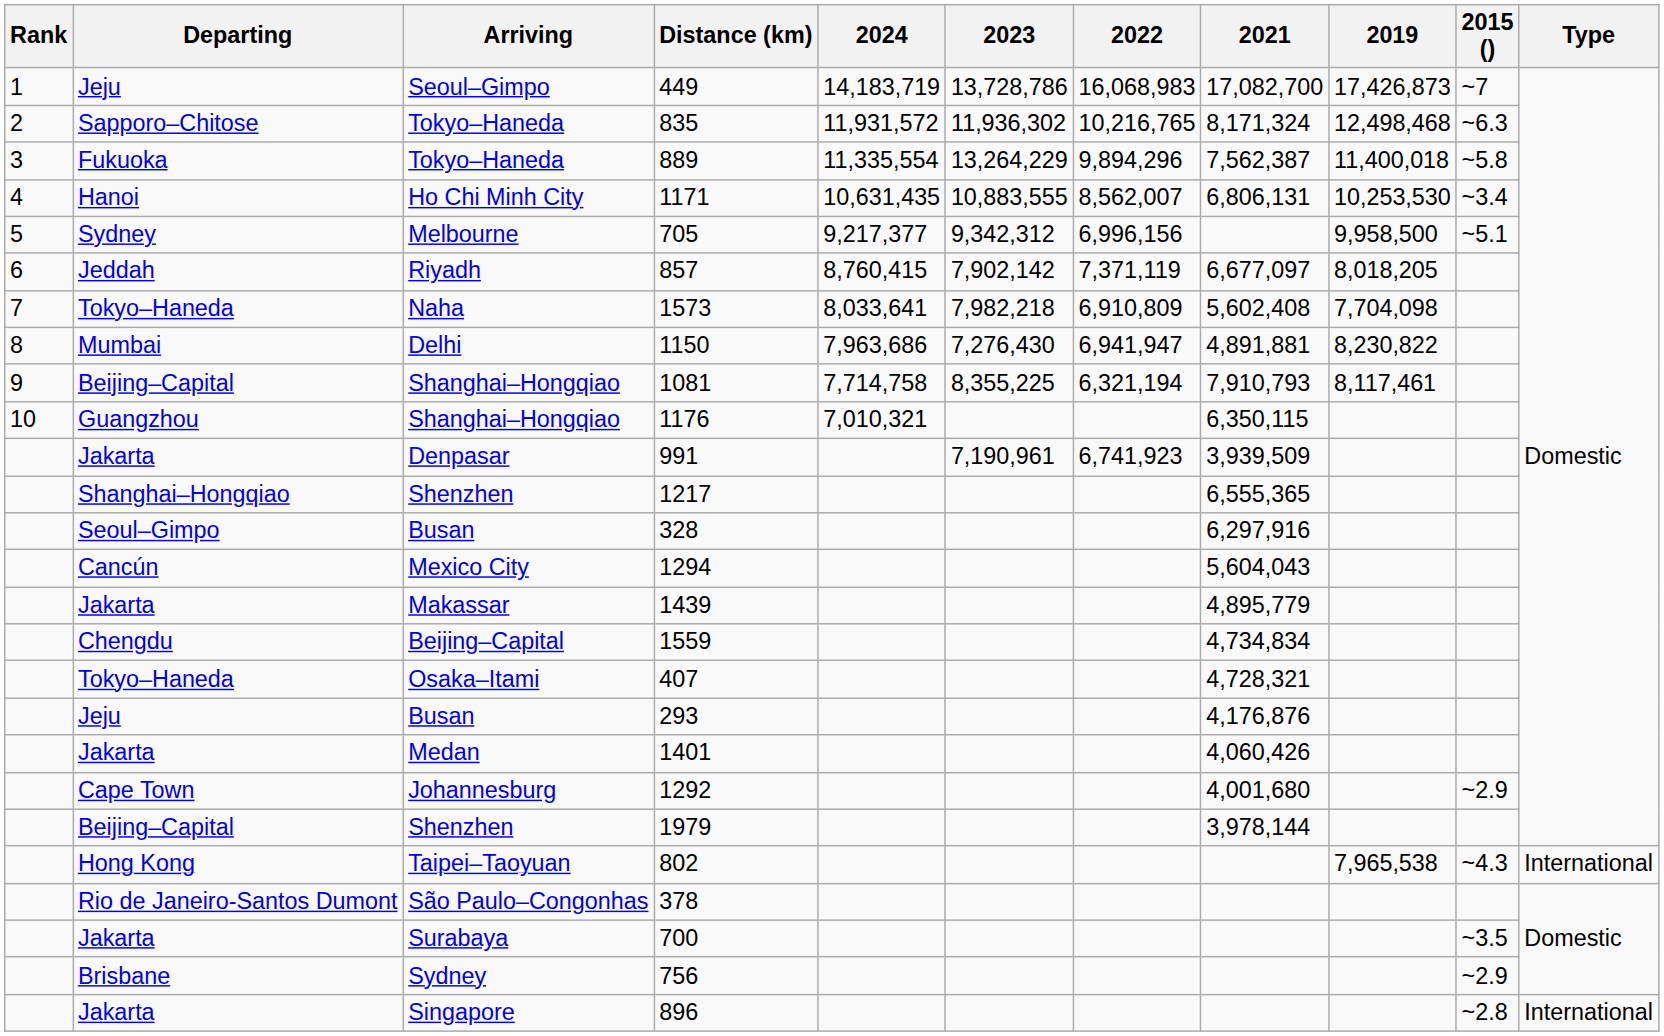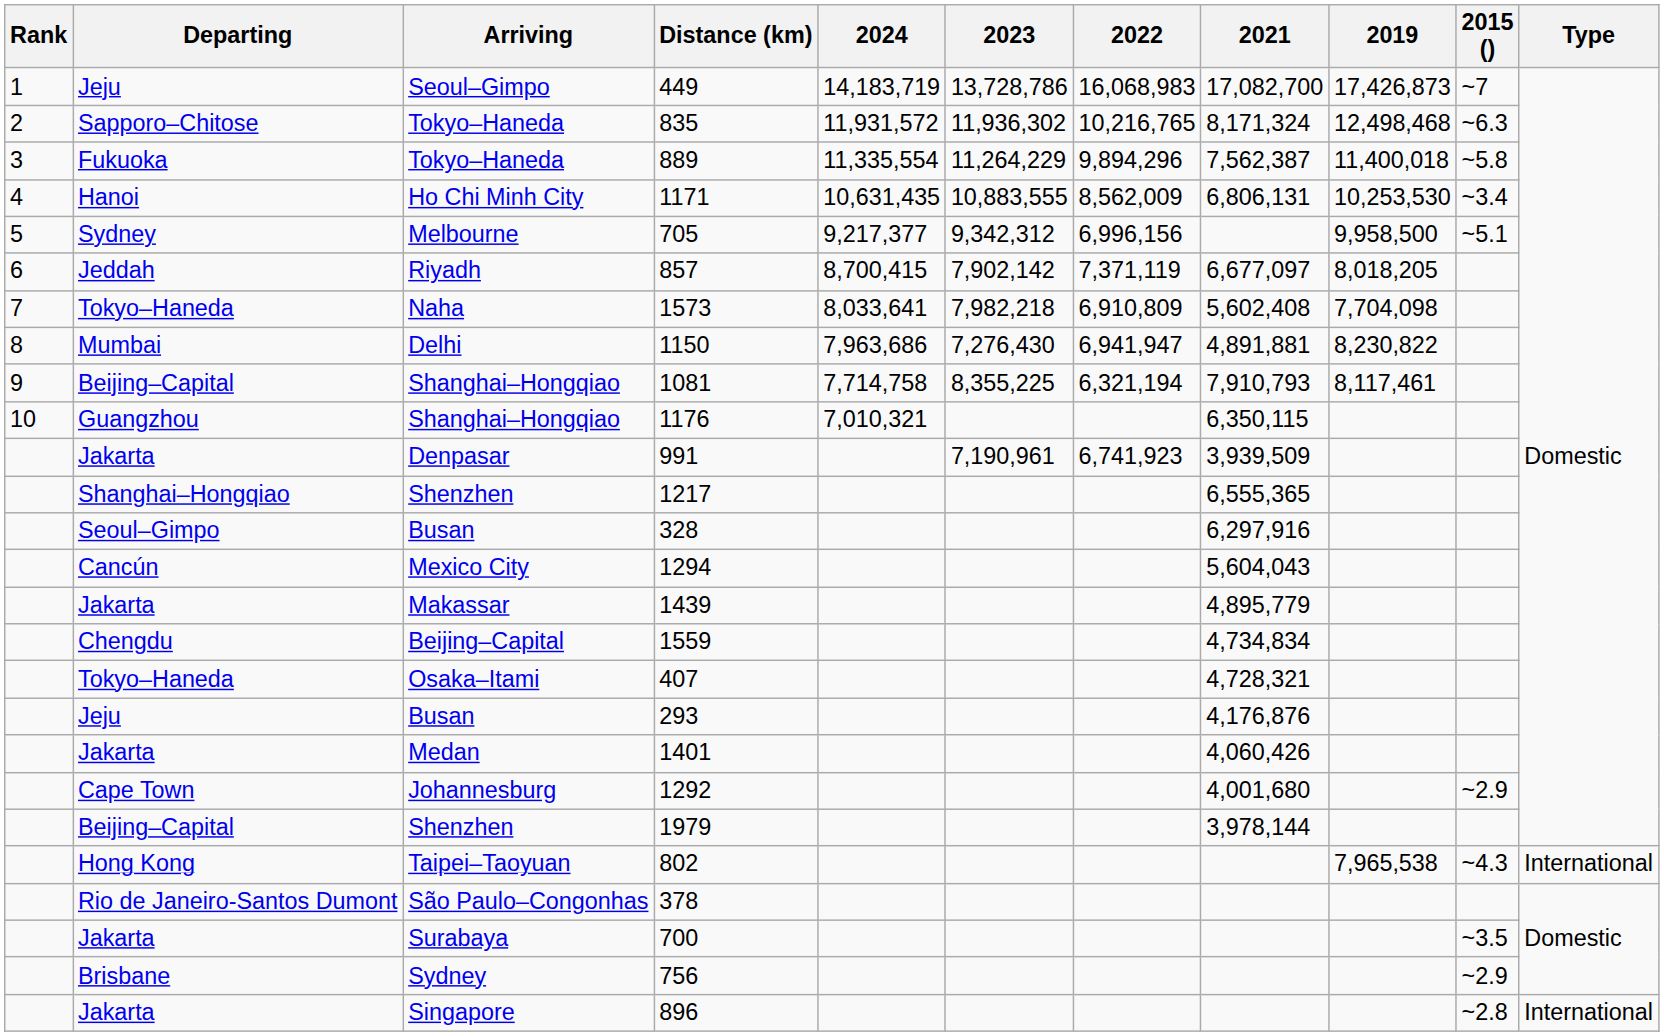(1009, 160) 13,264,229 -> (1008, 160) 11,264,229
(1131, 197) 8,562,007 -> (1131, 197) 8,562,009
(875, 271) 8,760,415 -> (875, 271) 8,700,415
